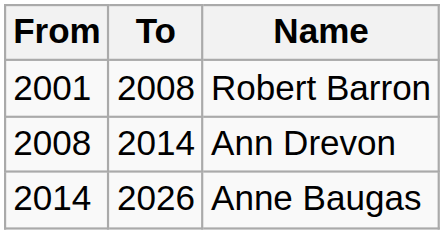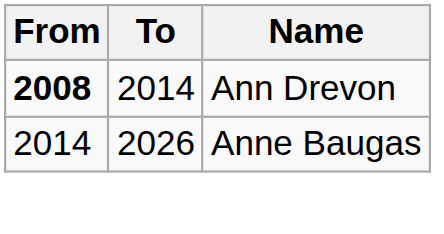- row: (321, 87)
(52, 143) normal -> (52, 87) bold
